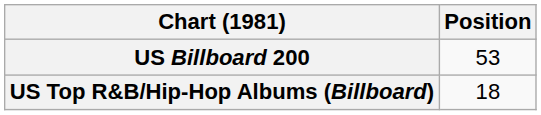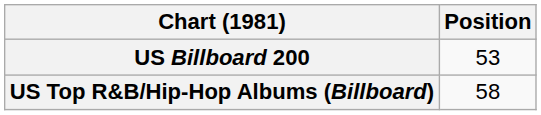(488, 92) 18 -> (488, 92) 58
